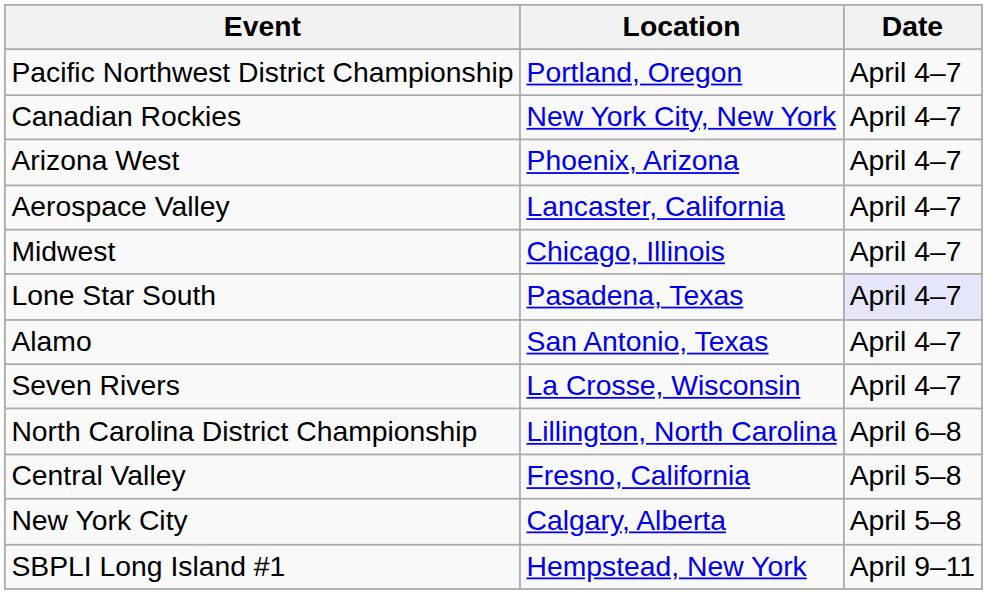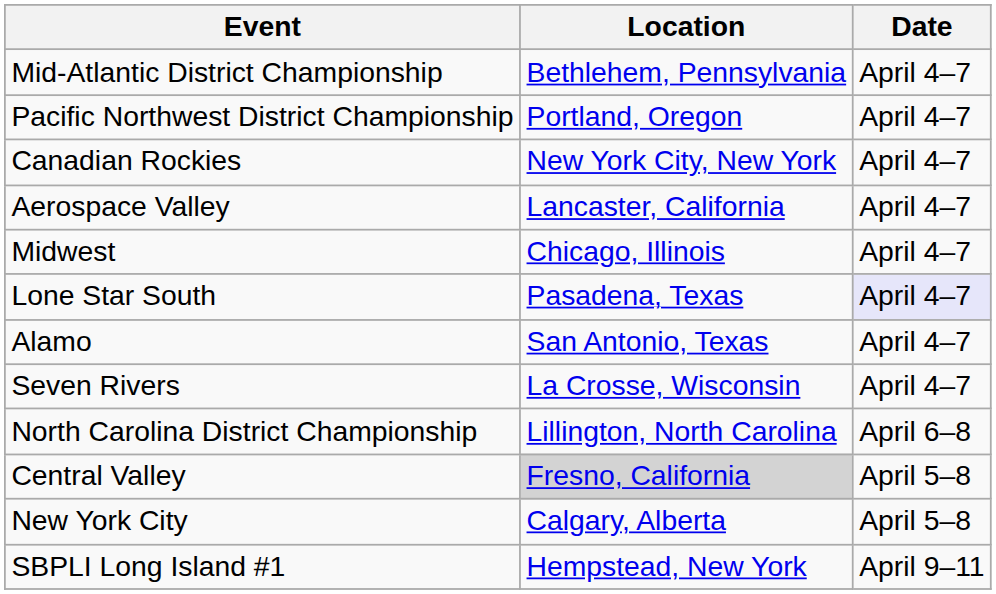+ row: (227, 71)
- row: (95, 161)
(638, 476) no background -> (638, 476) lightgrey background
